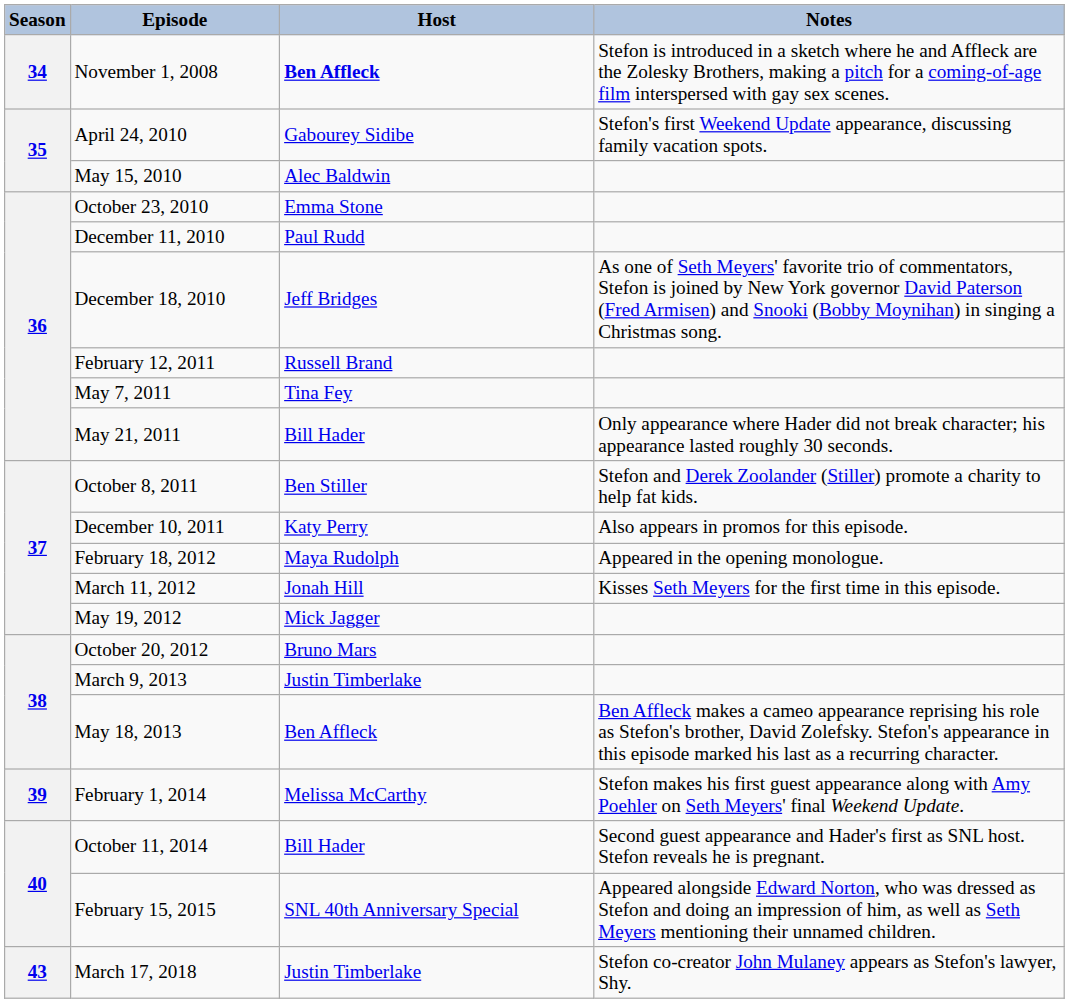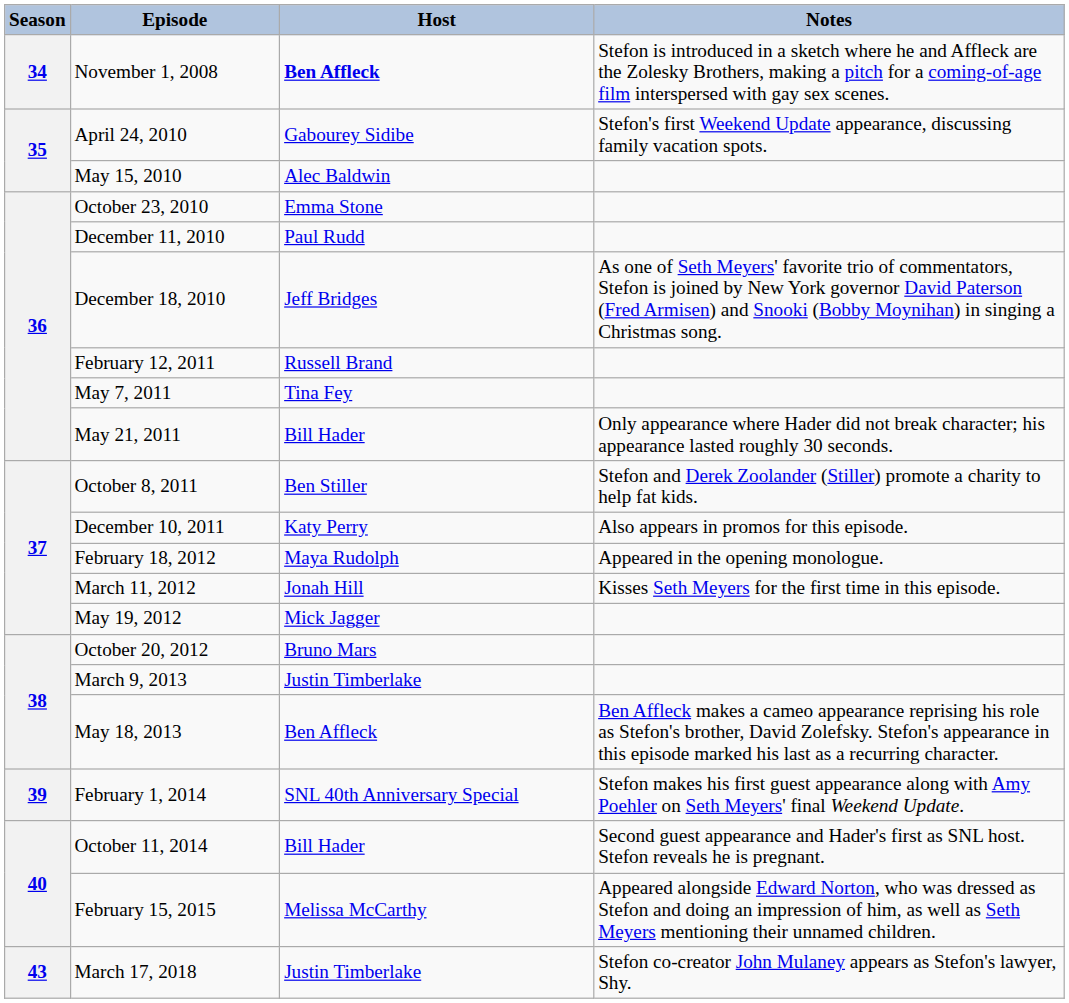(355, 794) Melissa McCarthy -> (401, 794) SNL 40th Anniversary Special
(401, 909) SNL 40th Anniversary Special -> (355, 909) Melissa McCarthy
